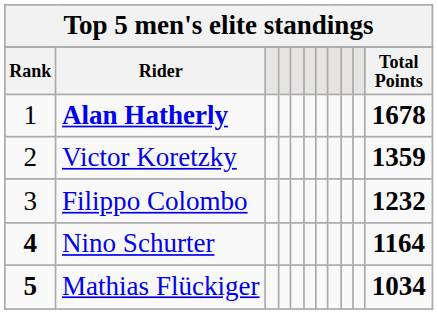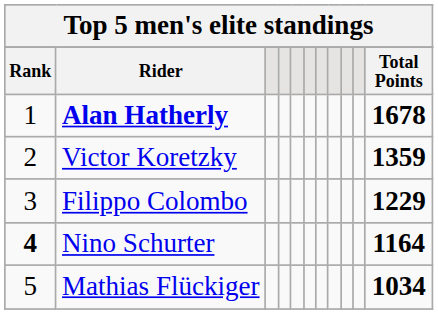(399, 200) 1232 -> (399, 200) 1229
(30, 286) bold -> (30, 286) normal
